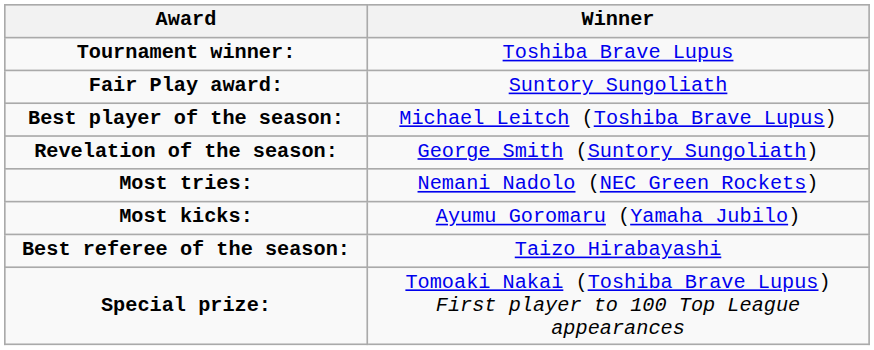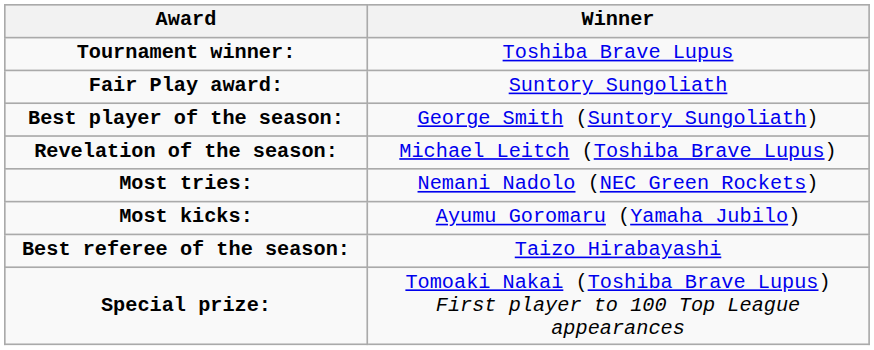(618, 120) Michael Leitch (Toshiba Brave Lupus) -> (618, 120) George Smith (Suntory Sungoliath)
(618, 152) George Smith (Suntory Sungoliath) -> (618, 152) Michael Leitch (Toshiba Brave Lupus)
